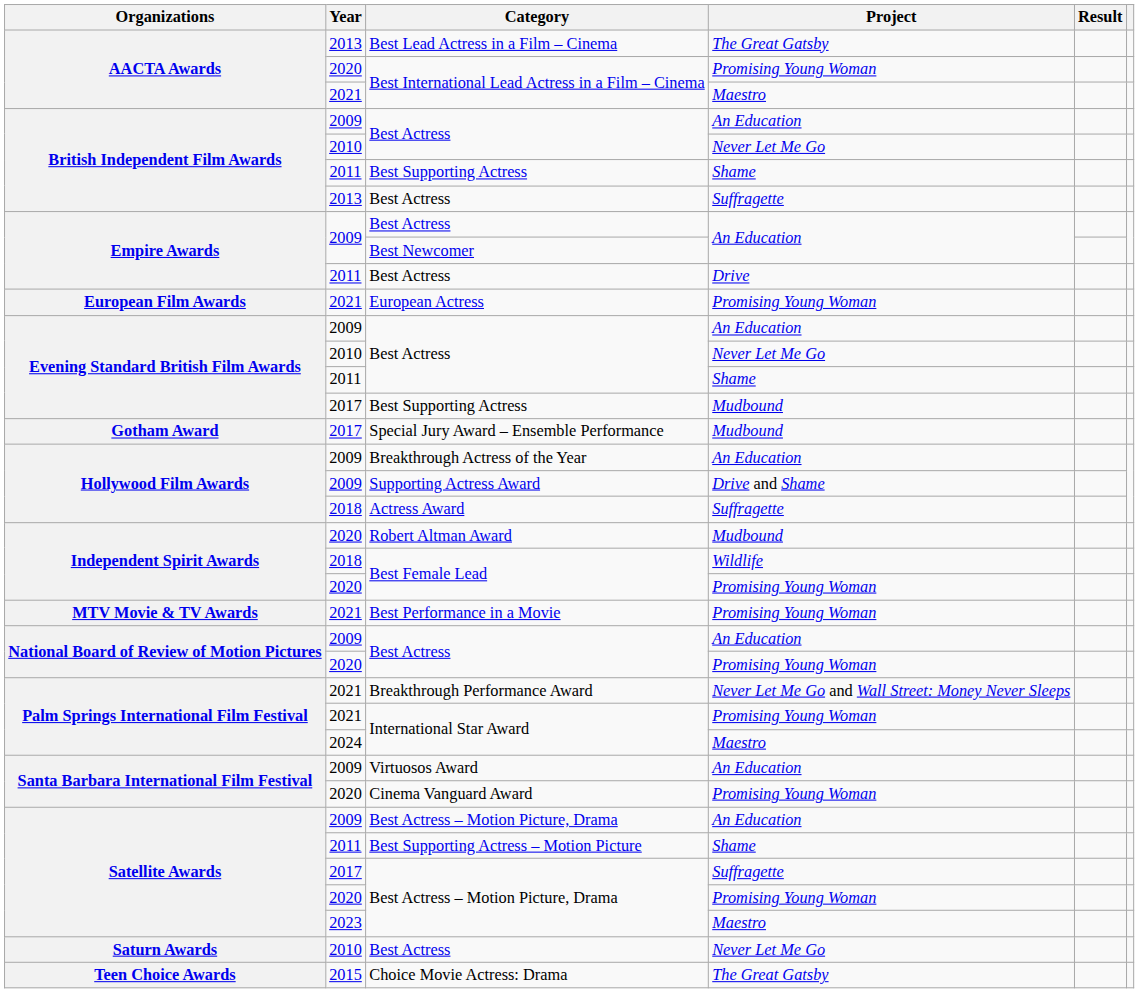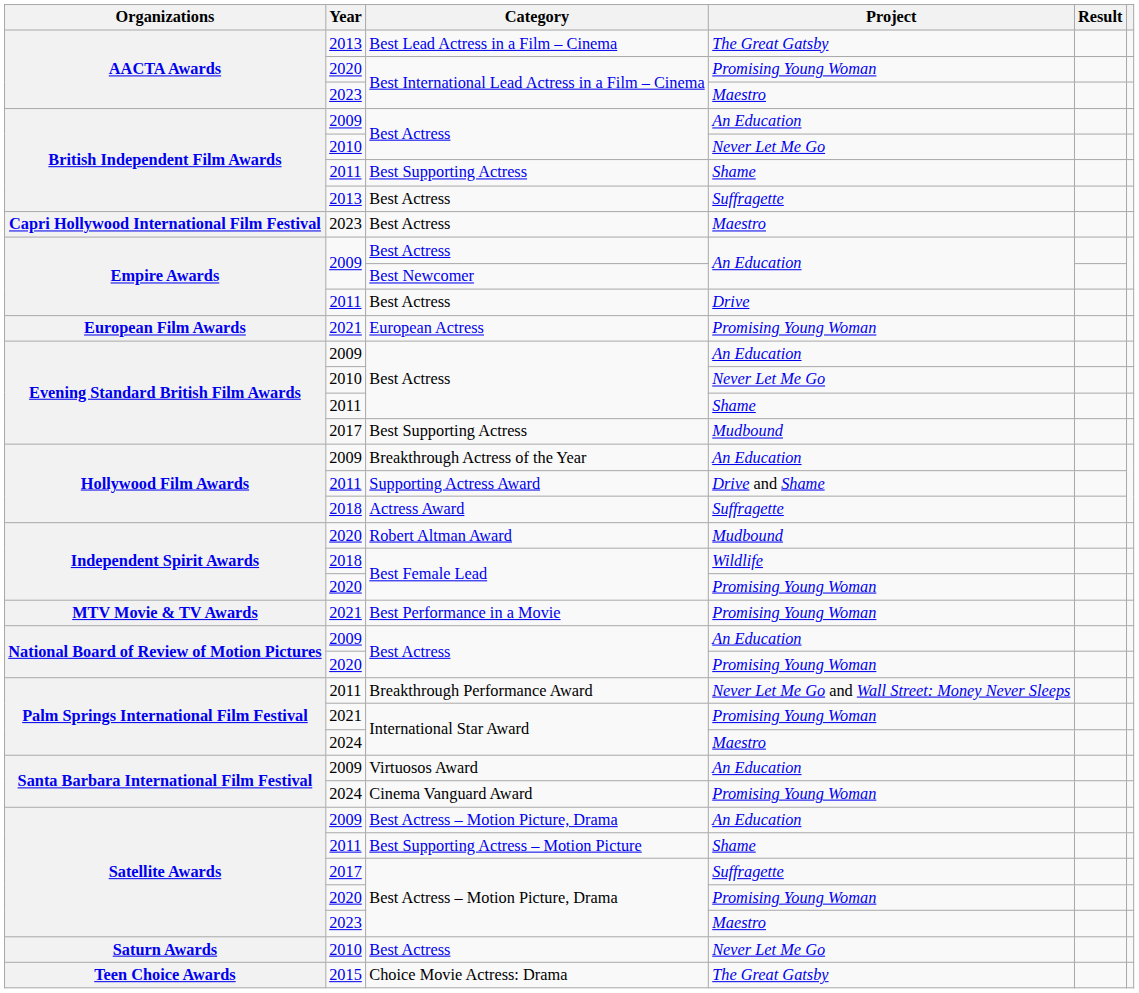(345, 95) 2021 -> (345, 95) 2023
+ row: (410, 224)
- row: (517, 431)
(345, 483) 2009 -> (345, 483) 2011
(345, 690) 2021 -> (345, 690) 2011
(345, 793) 2020 -> (345, 793) 2024
